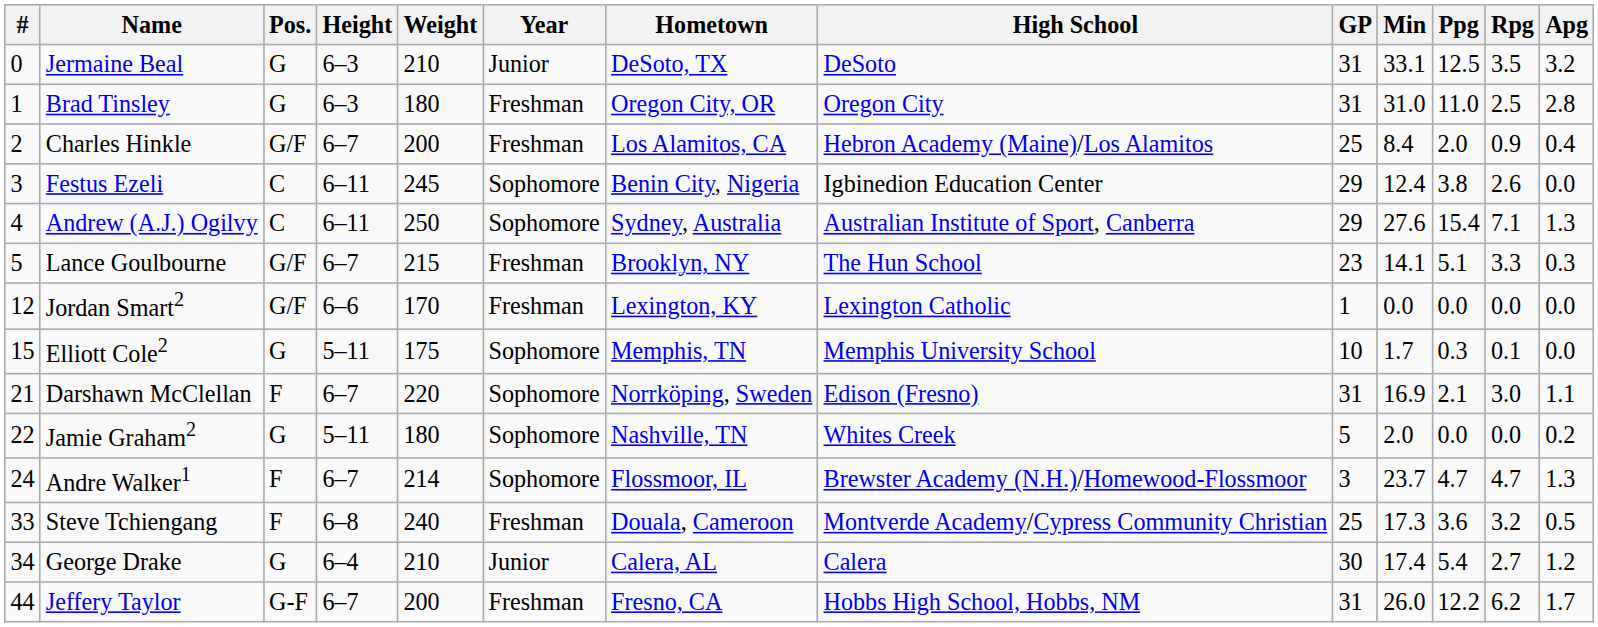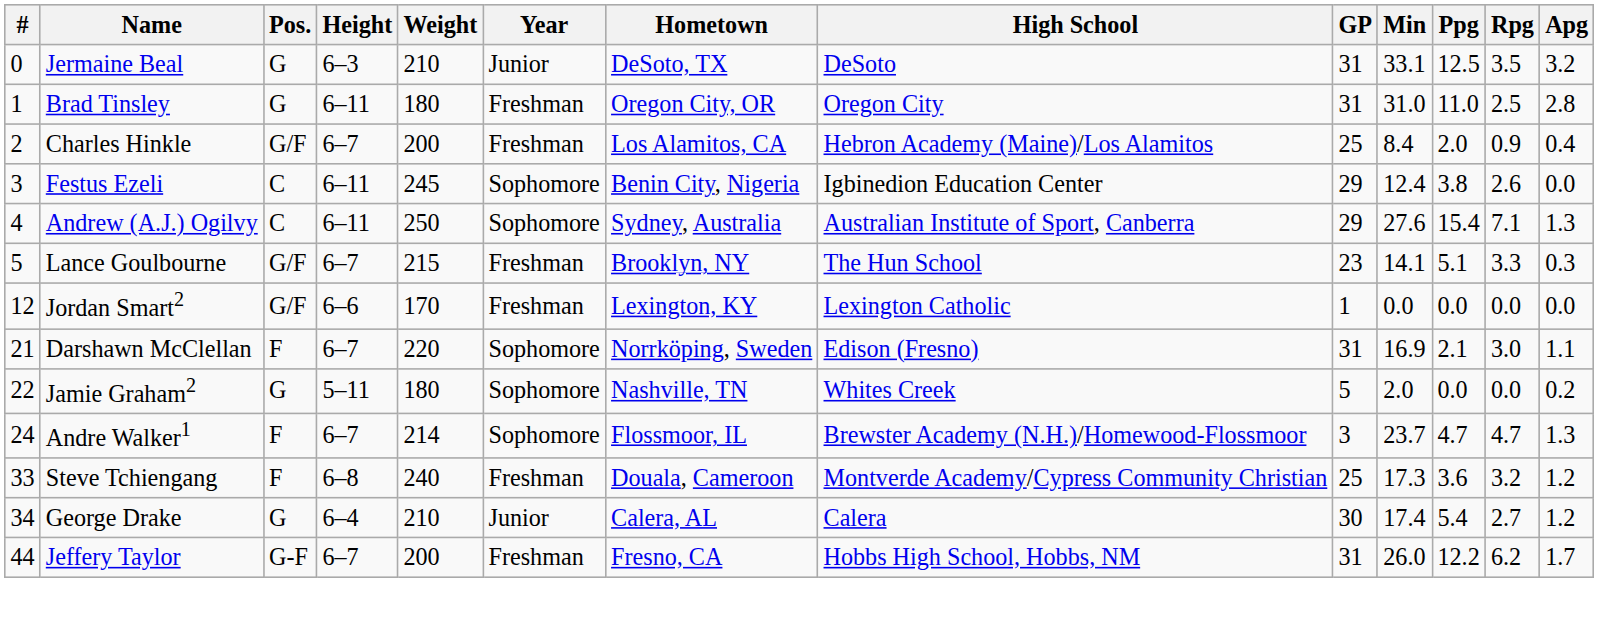(341, 104) 6–3 -> (346, 104) 6–11
- row: (107, 350)
(1560, 522) 0.5 -> (1560, 477) 1.2
